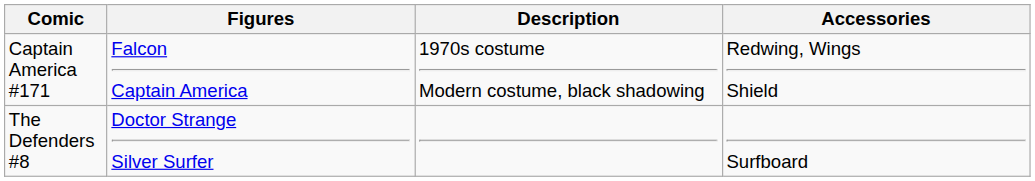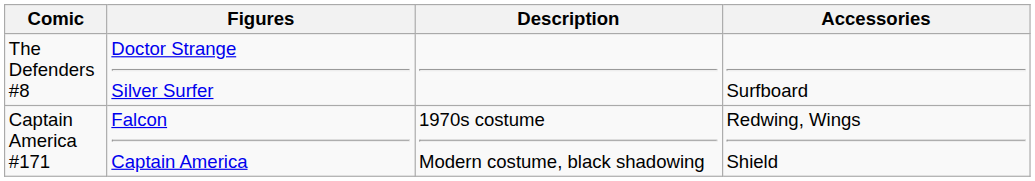rows swapped: (43, 69) <-> (52, 140)
